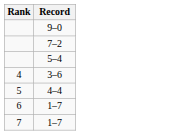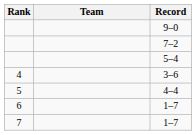+ column: (92, 12)
